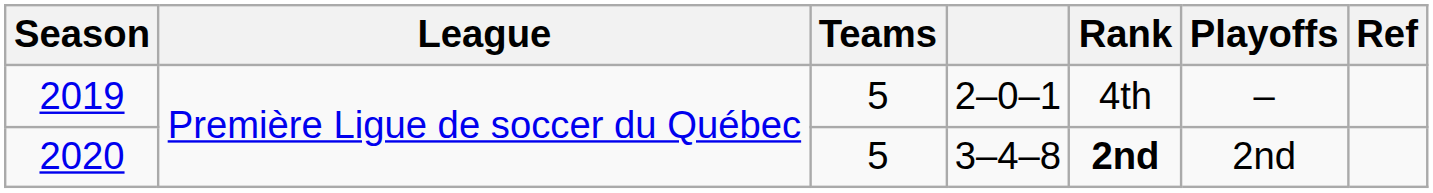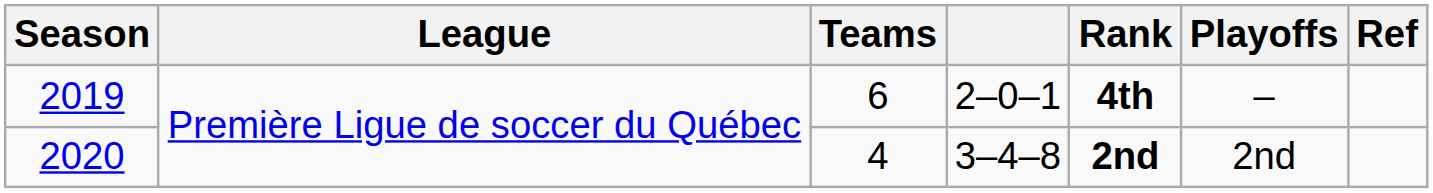(878, 95) 5 -> (878, 95) 6
(1125, 95) normal -> (1125, 95) bold
(878, 156) 5 -> (878, 156) 4
